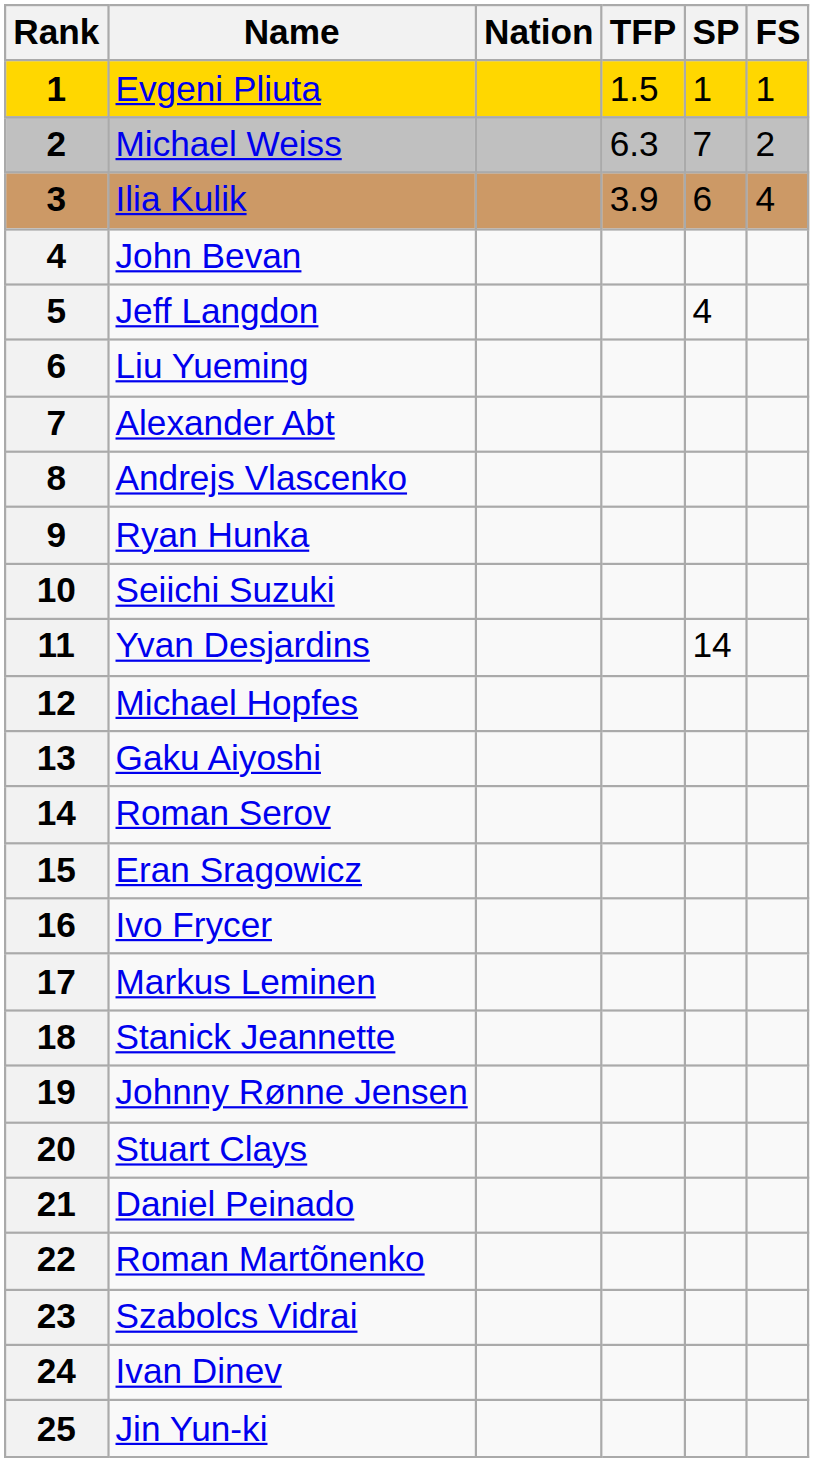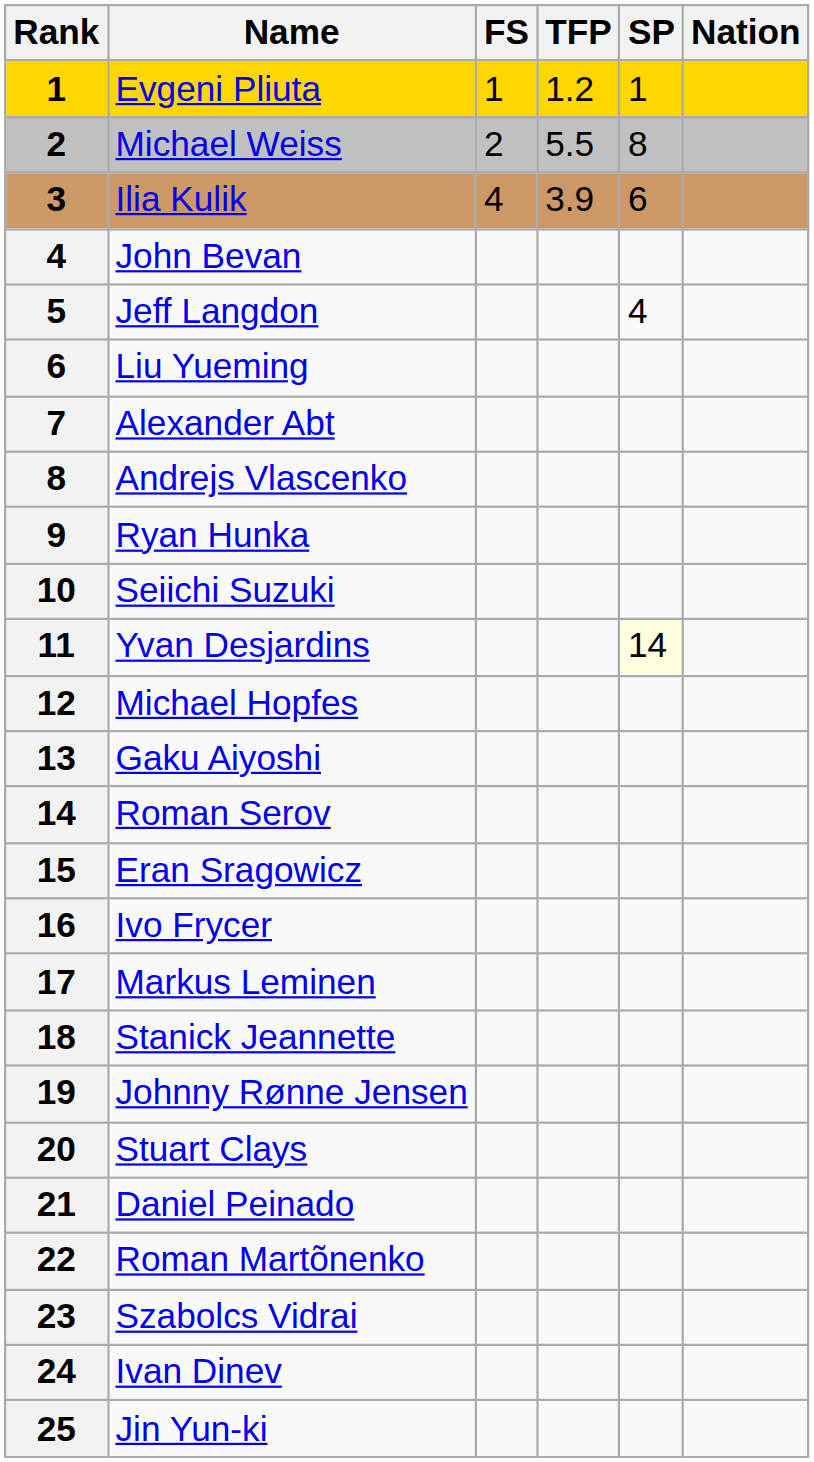columns swapped: (539, 32) <-> (778, 32)
(634, 88) 1.5 -> (570, 88) 1.2
(634, 144) 6.3 -> (570, 144) 5.5
(702, 144) 7 -> (638, 144) 8
(712, 646) no background -> (647, 646) lightyellow background
